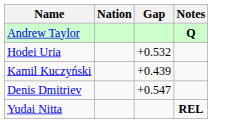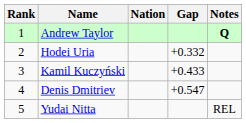+ column: (21, 14)
(154, 52) +0.532 -> (188, 52) +0.332
(154, 71) +0.439 -> (188, 71) +0.433
(191, 109) bold -> (224, 109) normal
